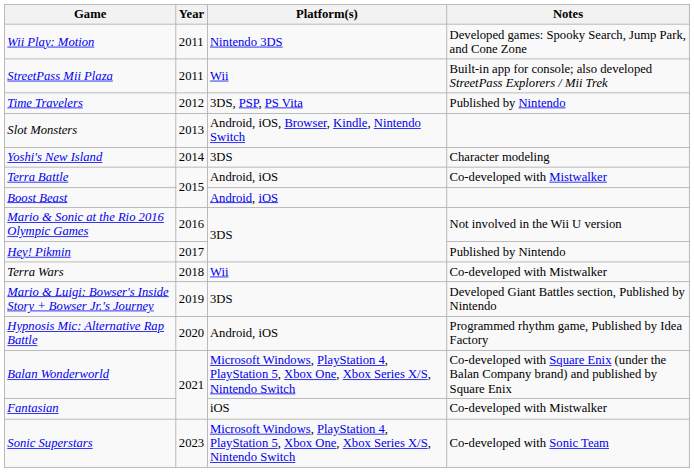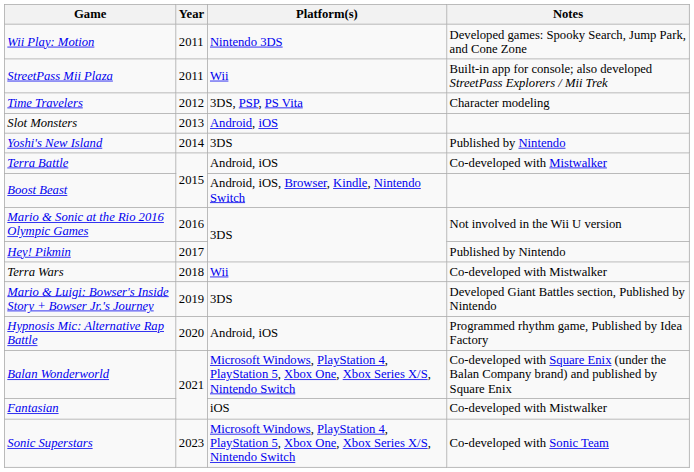(508, 103) Published by Nintendo -> (500, 103) Character modeling
(315, 130) Android, iOS, Browser, Kindle, Nintendo Switch -> (244, 123) Android, iOS
(500, 157) Character modeling -> (508, 143) Published by Nintendo
(244, 197) Android, iOS -> (315, 190) Android, iOS, Browser, Kindle, Nintendo Switch
